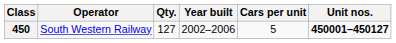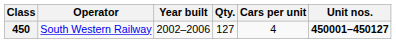columns swapped: (167, 13) <-> (208, 13)
(273, 30) 5 -> (273, 30) 4
